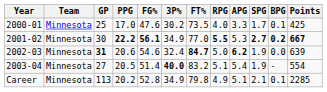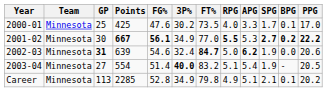columns swapped: (305, 11) <-> (125, 11)
